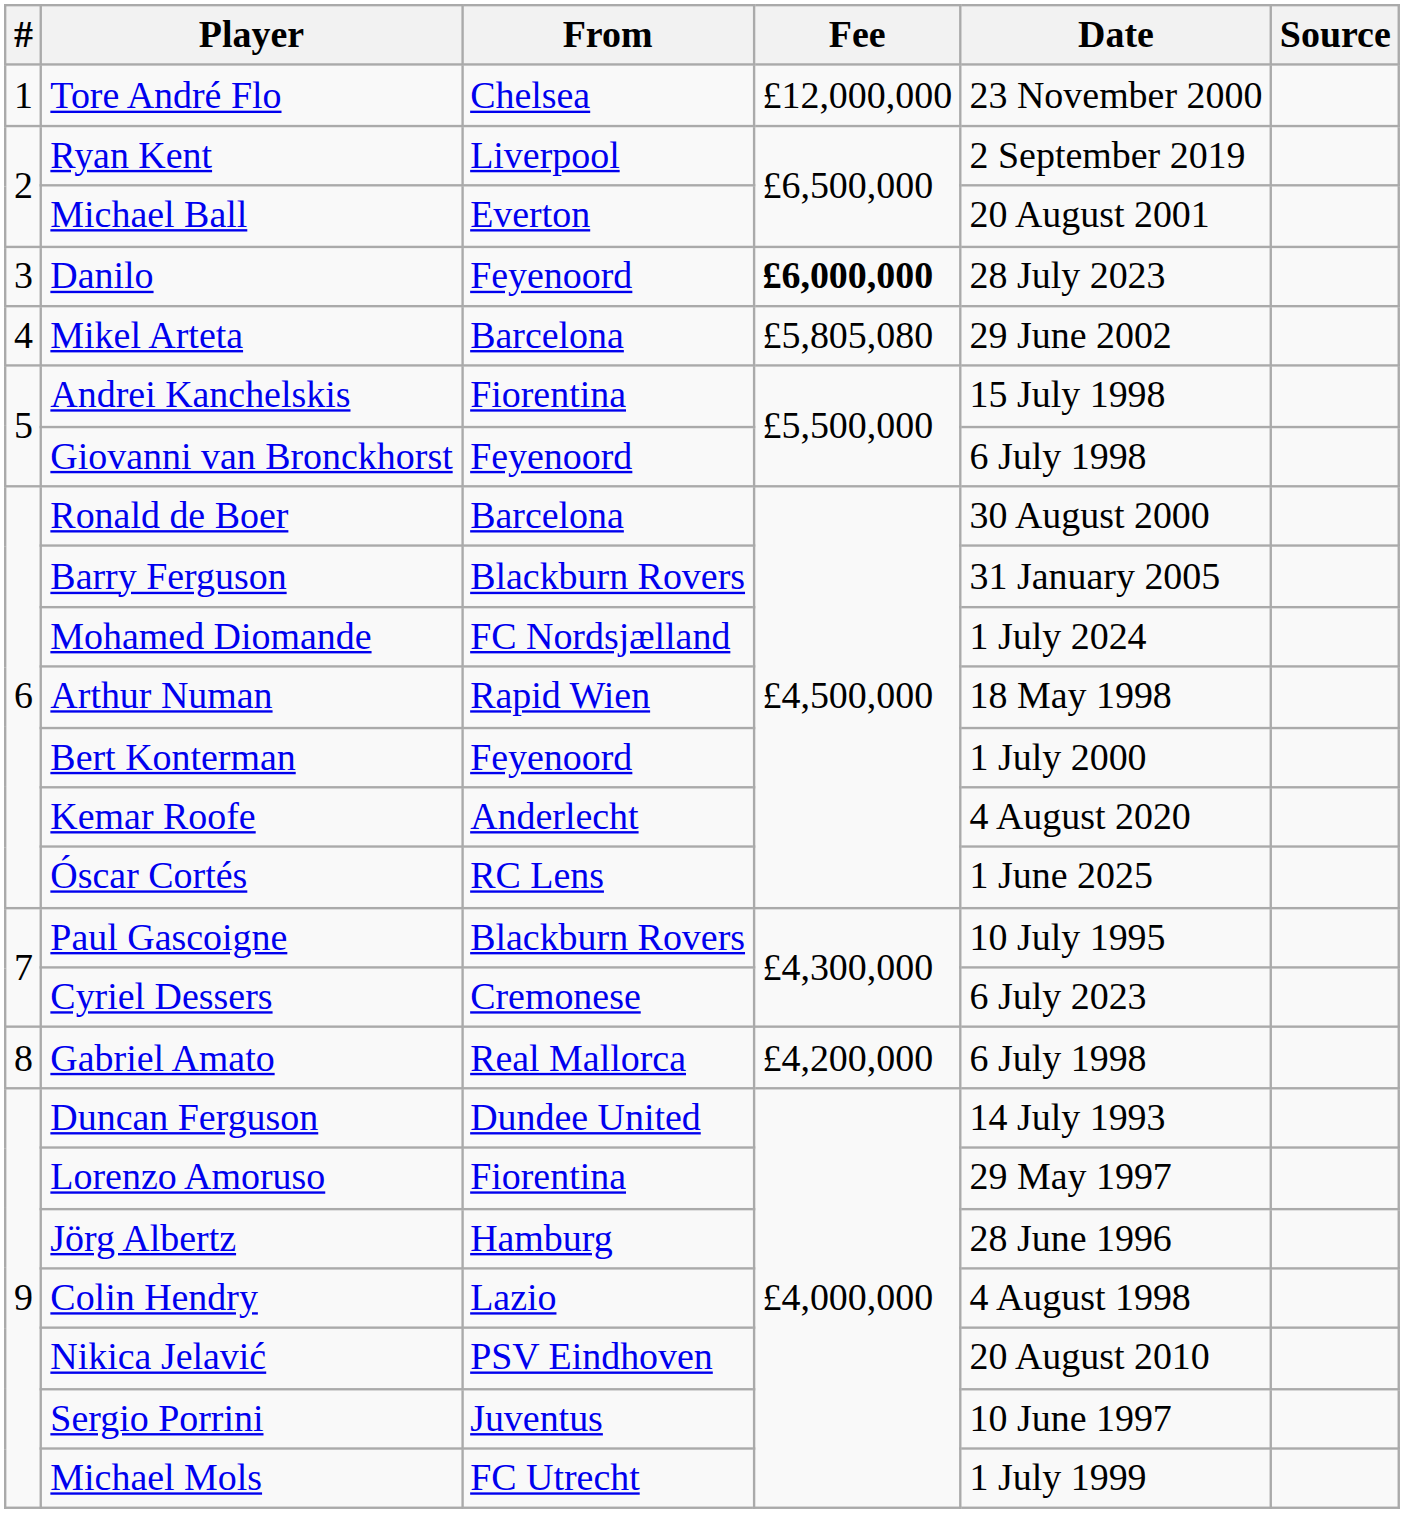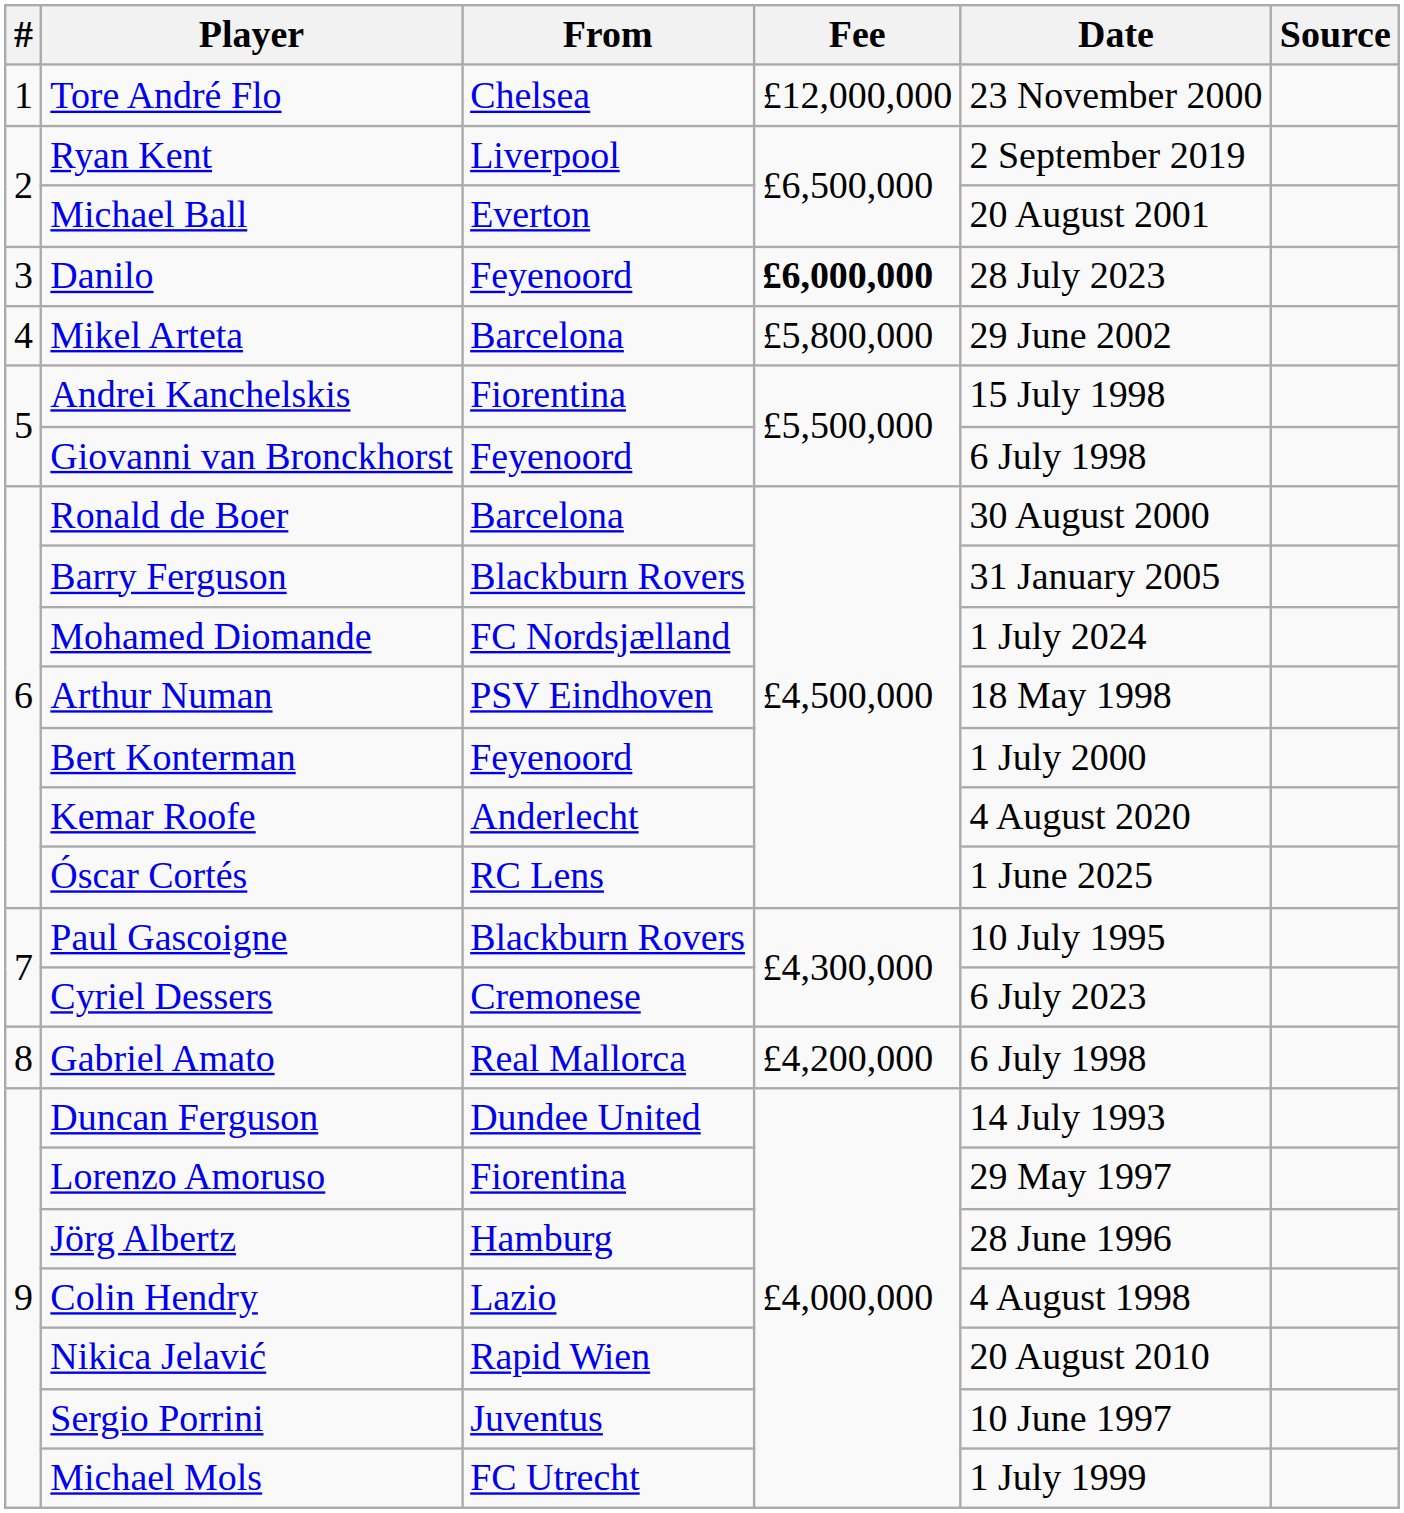(848, 335) £5,805,080 -> (848, 335) £5,800,000
(560, 696) Rapid Wien -> (591, 696) PSV Eindhoven
(591, 1357) PSV Eindhoven -> (560, 1357) Rapid Wien
